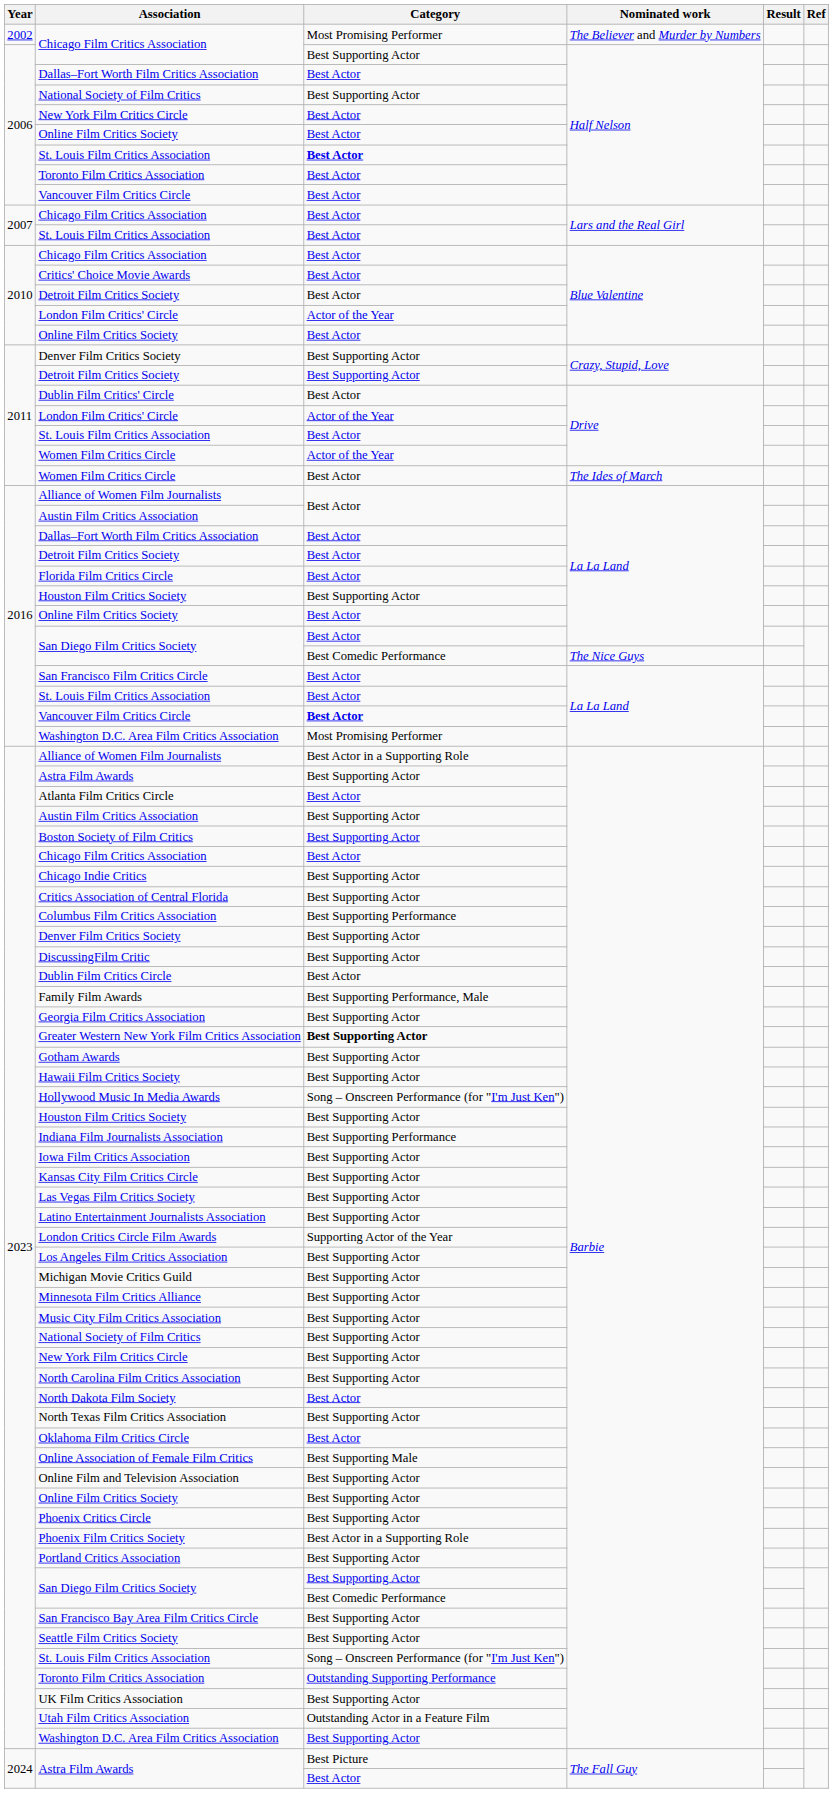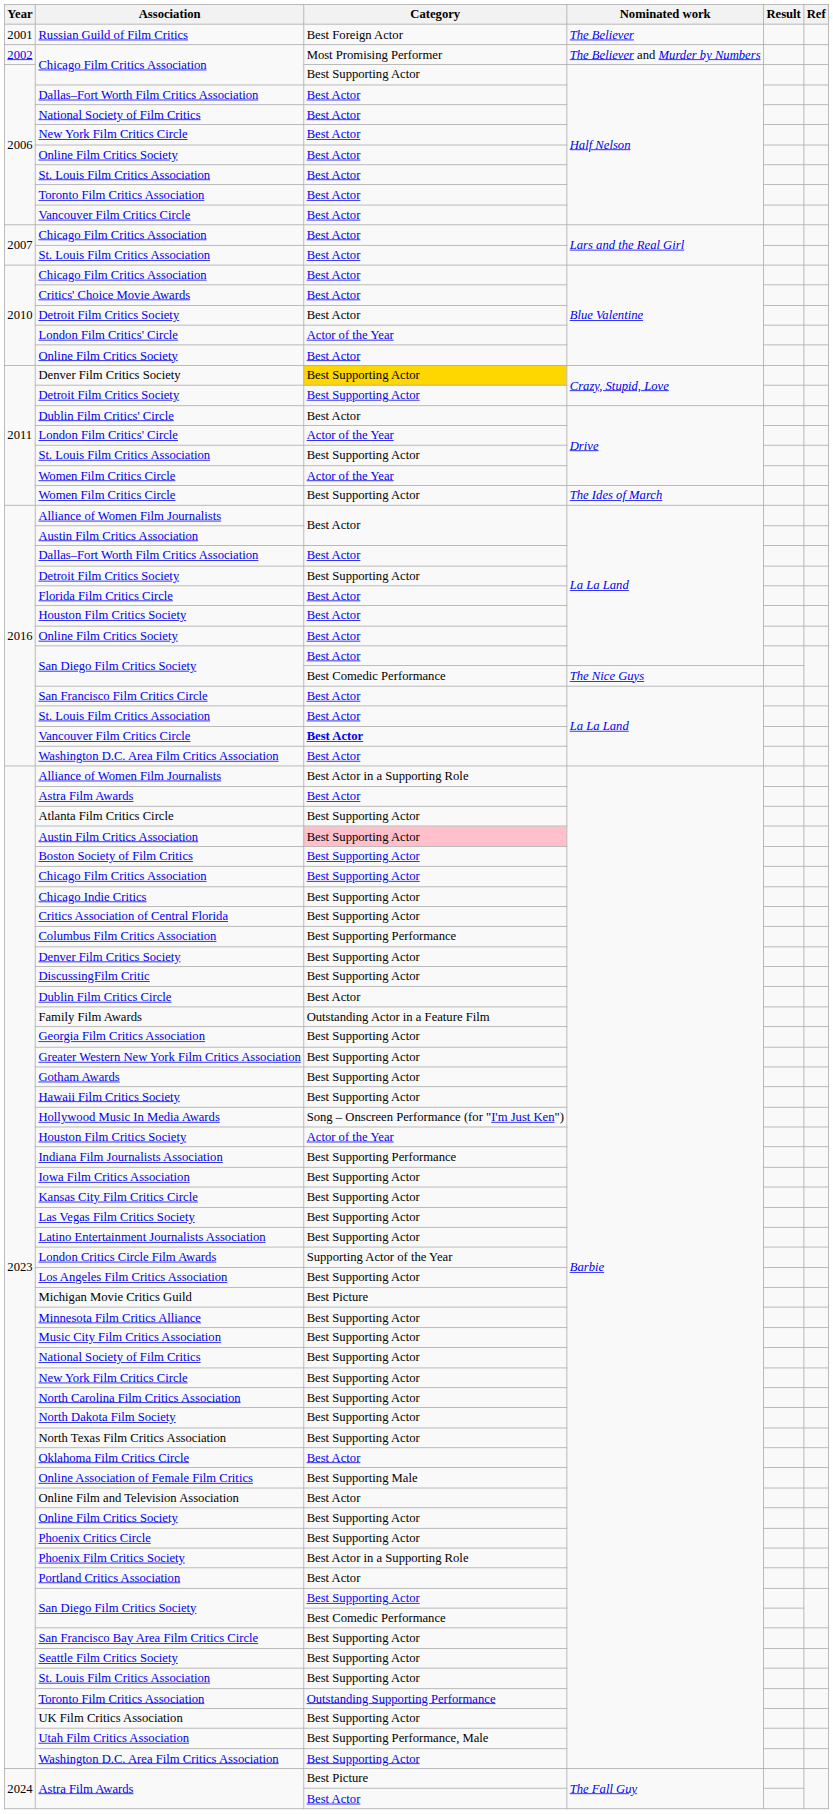+ row: (113, 34)
(363, 94) Best Supporting Actor -> (334, 114) Best Actor
(335, 154) bold -> (334, 174) normal
(363, 355) no background -> (363, 375) gold background
(334, 435) Best Actor -> (363, 455) Best Supporting Actor
(334, 475) Best Actor -> (363, 495) Best Supporting Actor
(334, 555) Best Actor -> (363, 575) Best Supporting Actor
(363, 595) Best Supporting Actor -> (334, 615) Best Actor
(374, 736) Most Promising Performer -> (334, 756) Best Actor
(363, 776) Best Supporting Actor -> (334, 796) Best Actor
(334, 796) Best Actor -> (363, 816) Best Supporting Actor
(363, 816) no background -> (363, 836) pink background
(334, 856) Best Actor -> (363, 876) Best Supporting Actor
(398, 996) Best Supporting Performance, Male -> (398, 1016) Outstanding Actor in a Feature Film
(367, 1036) bold -> (363, 1056) normal
(363, 1117) Best Supporting Actor -> (350, 1137) Actor of the Year
(363, 1277) Best Supporting Actor -> (337, 1297) Best Picture
(334, 1397) Best Actor -> (363, 1417) Best Supporting Actor
(363, 1477) Best Supporting Actor -> (334, 1497) Best Actor
(363, 1558) Best Supporting Actor -> (334, 1578) Best Actor
(435, 1658) Song – Onscreen Performance (for "I'm Just Ken") -> (363, 1678) Best Supporting Actor
(398, 1718) Outstanding Actor in a Feature Film -> (398, 1738) Best Supporting Performance, Male
